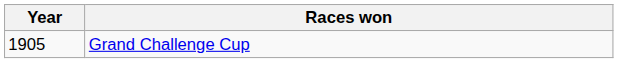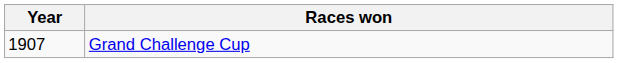(27, 44) 1905 -> (27, 44) 1907
